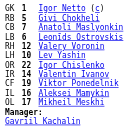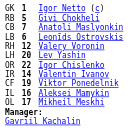(26, 56) 10 -> (26, 56) 20
